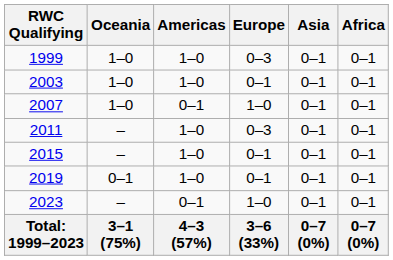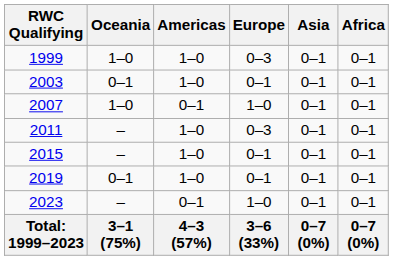(121, 81) 1–0 -> (121, 81) 0–1
